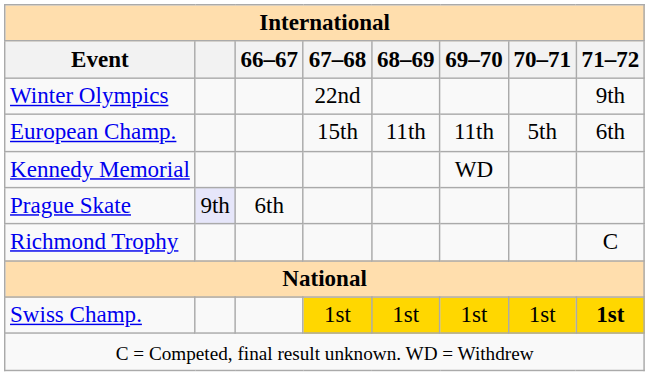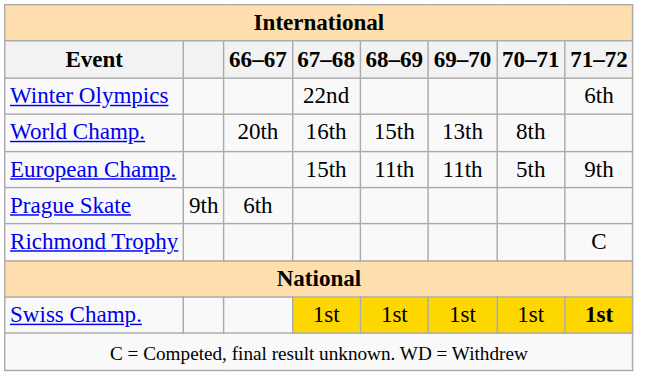(610, 95) 9th -> (599, 95) 6th
+ row: (78, 132)
(610, 132) 6th -> (599, 168) 9th
- row: (100, 168)
(215, 205) lavender background -> (204, 205) no background
